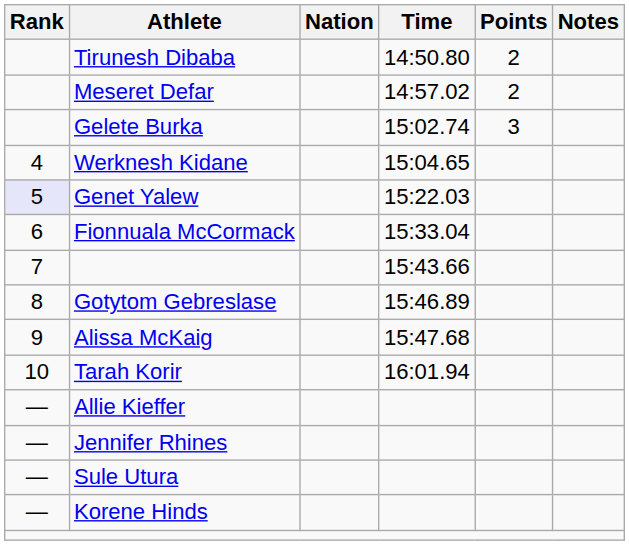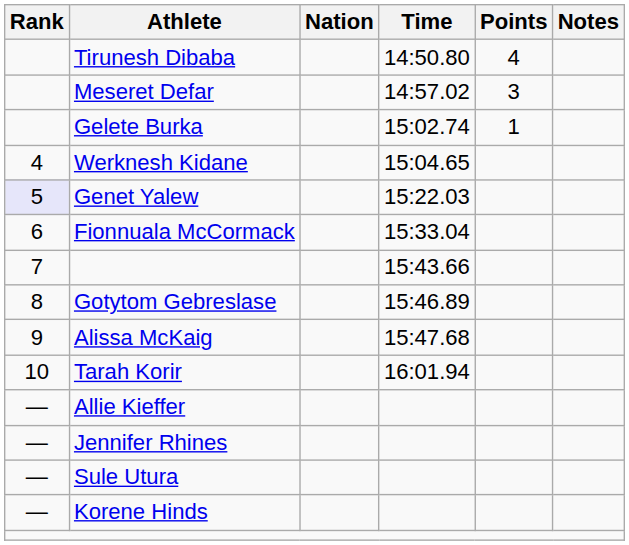(514, 57) 2 -> (514, 57) 4
(514, 92) 2 -> (514, 92) 3
(514, 127) 3 -> (514, 127) 1
